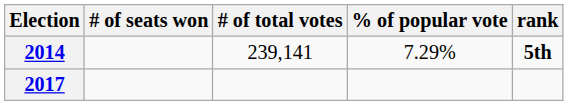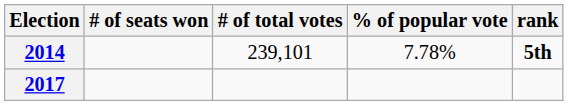(280, 52) 239,141 -> (280, 52) 239,101
(430, 52) 7.29% -> (430, 52) 7.78%
